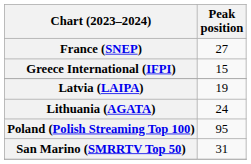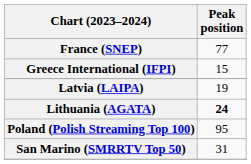(222, 48) 27 -> (222, 48) 77
(222, 108) normal -> (222, 108) bold
